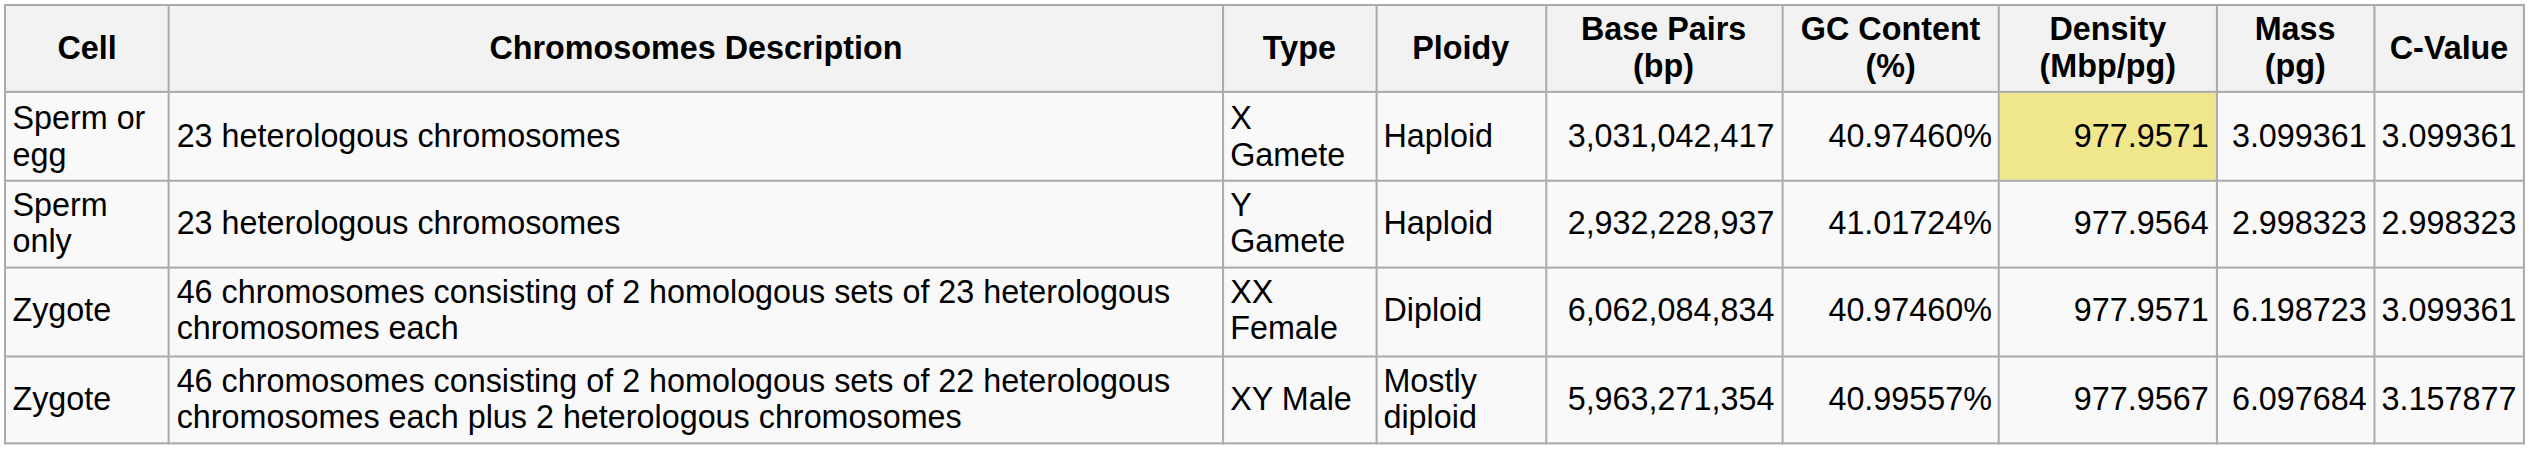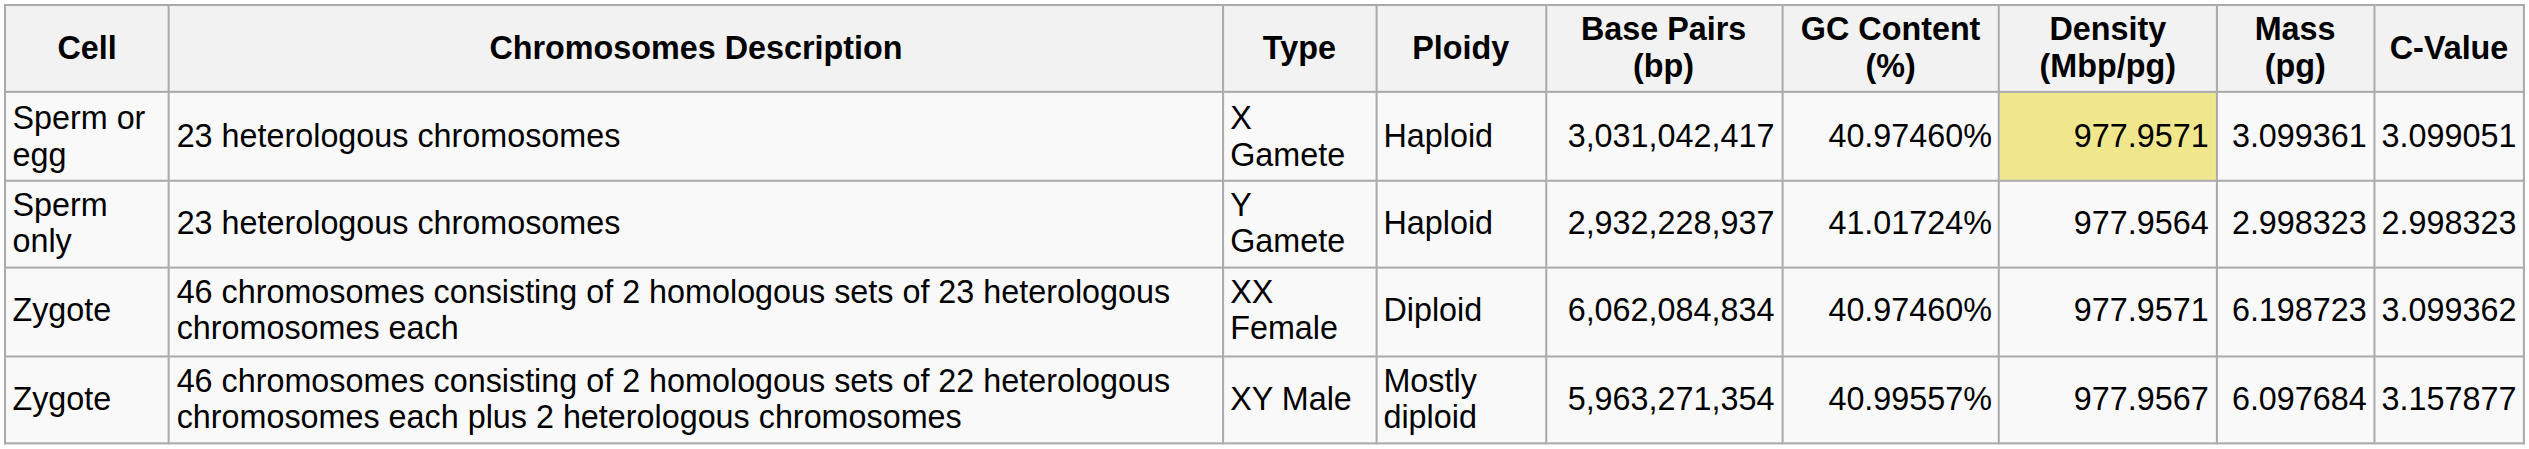(2449, 135) 3.099361 -> (2449, 135) 3.099051
(2449, 311) 3.099361 -> (2449, 311) 3.099362
